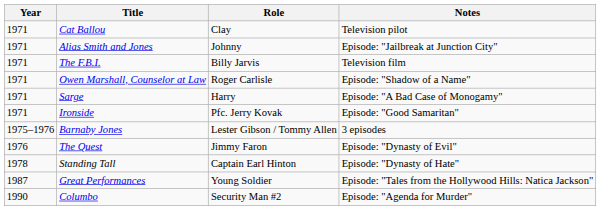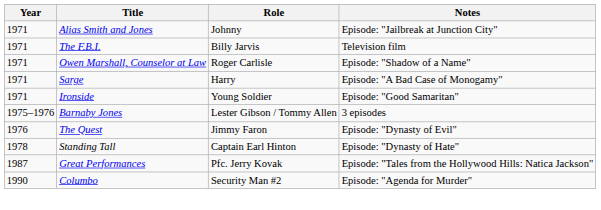- row: (82, 29)
(247, 113) Pfc. Jerry Kovak -> (241, 96) Young Soldier
(241, 180) Young Soldier -> (247, 163) Pfc. Jerry Kovak
